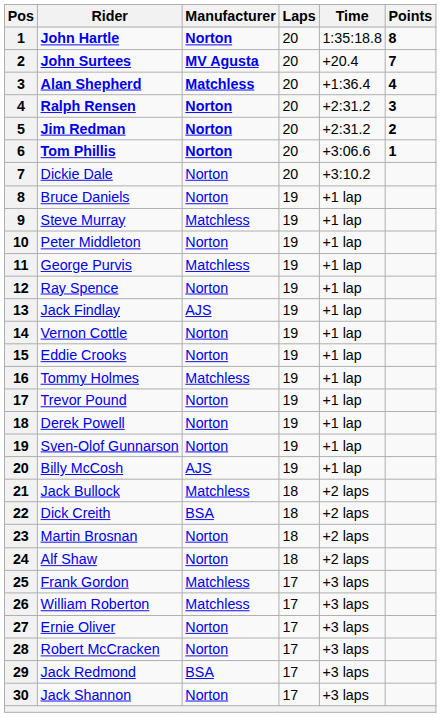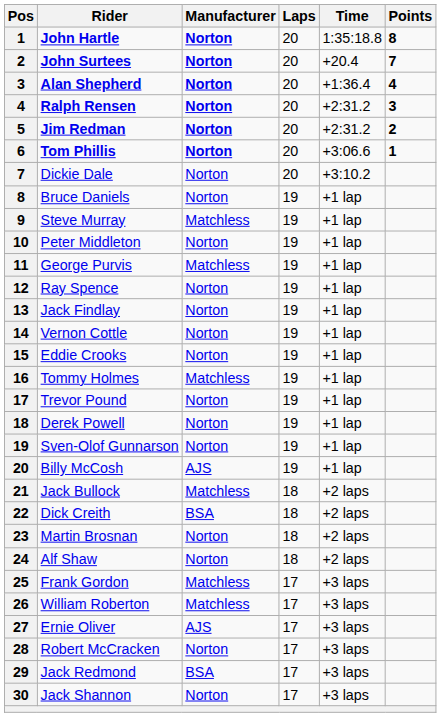(222, 61) MV Agusta -> (209, 61) Norton
(220, 84) Matchless -> (209, 84) Norton
(198, 310) AJS -> (207, 310) Norton
(207, 627) Norton -> (198, 627) AJS
